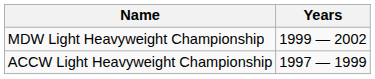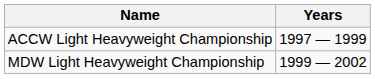rows swapped: (140, 62) <-> (136, 39)
